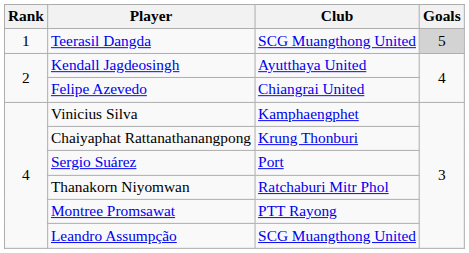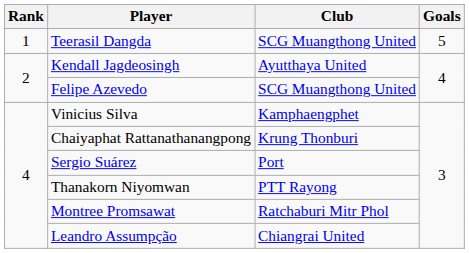(442, 41) lightgrey background -> (442, 41) no background
(311, 89) Chiangrai United -> (337, 89) SCG Muangthong United
(323, 187) Ratchaburi Mitr Phol -> (297, 187) PTT Rayong
(297, 211) PTT Rayong -> (323, 211) Ratchaburi Mitr Phol
(337, 235) SCG Muangthong United -> (311, 235) Chiangrai United
